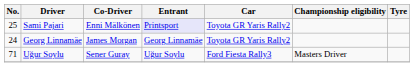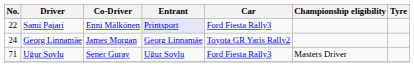(13, 25) 25 -> (13, 25) 22
(248, 25) Toyota GR Yaris Rally2 -> (239, 25) Ford Fiesta Rally3
